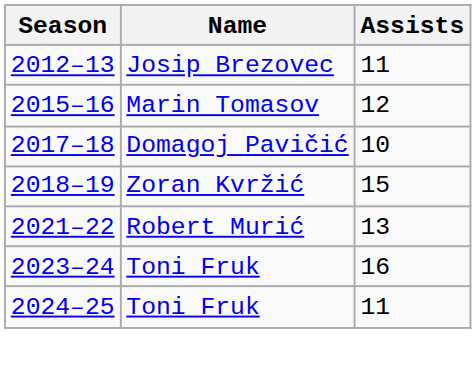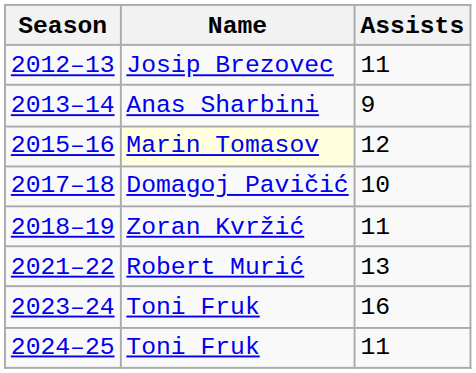+ row: (63, 106)
(223, 106) no background -> (223, 146) lightyellow background
(375, 186) 15 -> (375, 226) 11
